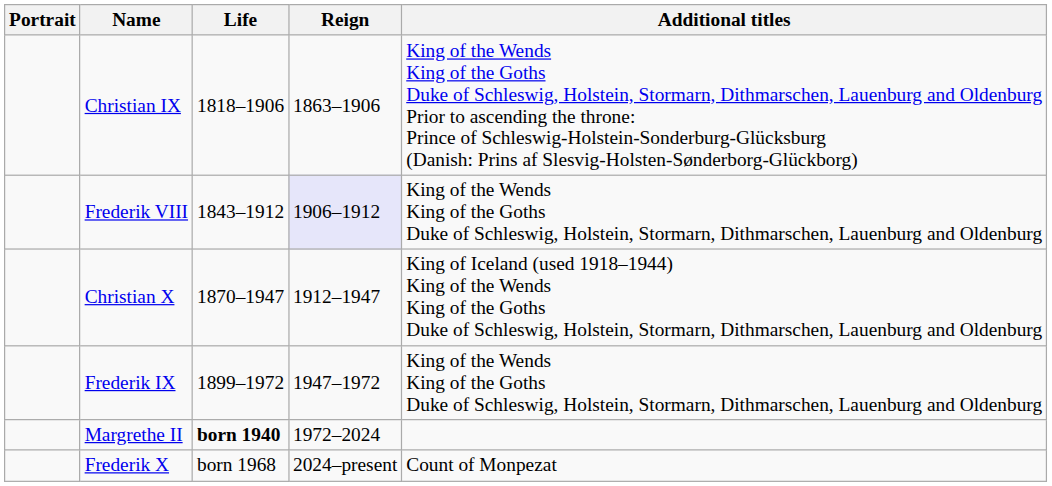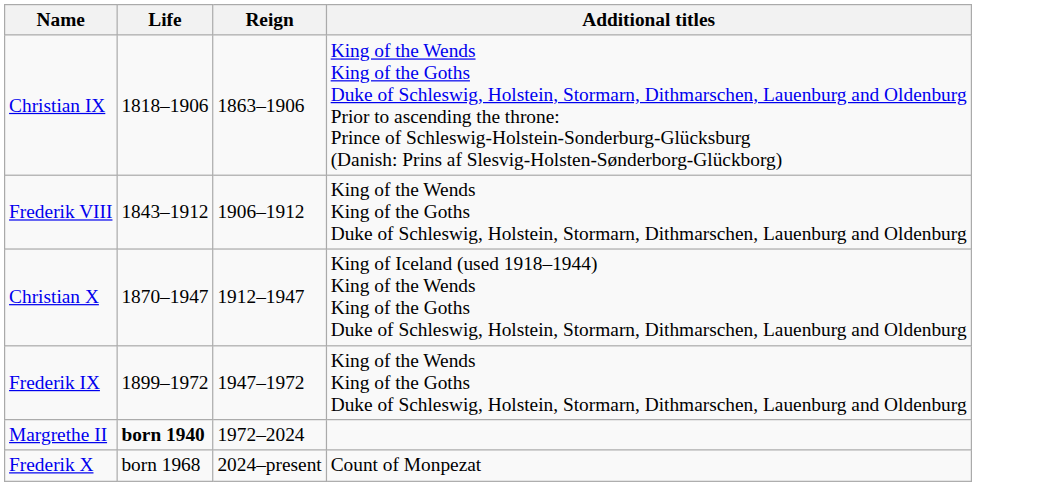- column: (42, 19)
(337, 211) lavender background -> (261, 211) no background
